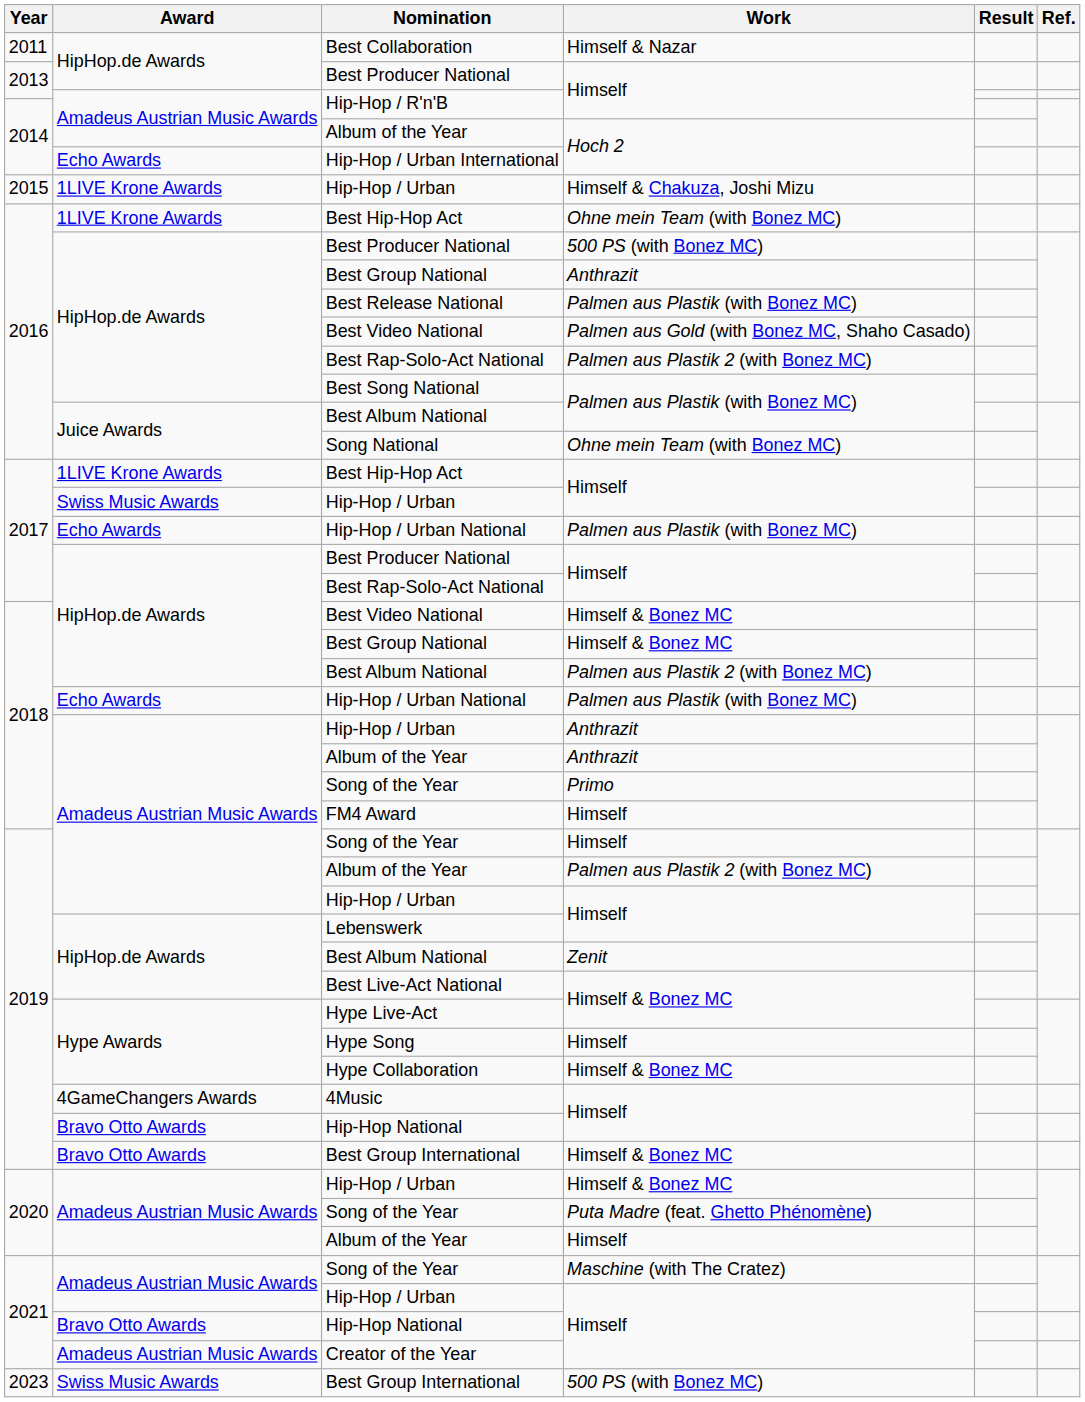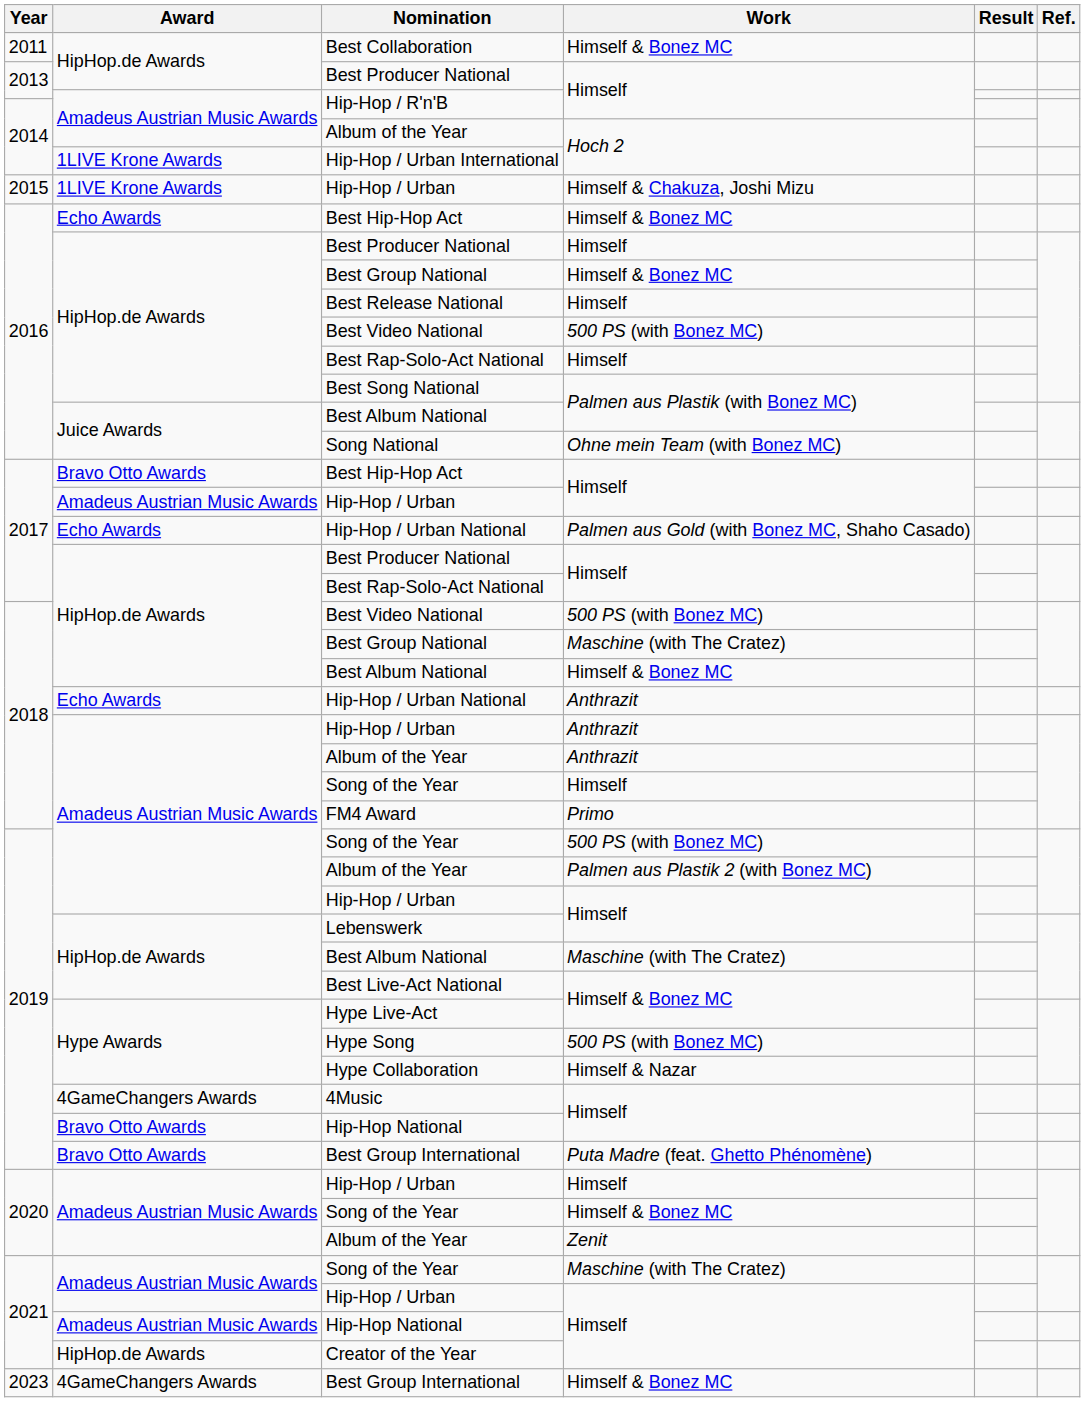(632, 47) Himself & Nazar -> (650, 47) Himself & Bonez MC
(109, 160) Echo Awards -> (139, 160) 1LIVE Krone Awards
(139, 217) 1LIVE Krone Awards -> (109, 217) Echo Awards
(704, 217) Ohne mein Team (with Bonez MC) -> (650, 217) Himself & Bonez MC
(665, 246) 500 PS (with Bonez MC) -> (597, 246) Himself
(602, 274) Anthrazit -> (650, 274) Himself & Bonez MC
(712, 302) Palmen aus Plastik (with Bonez MC) -> (597, 302) Himself
(769, 331) Palmen aus Gold (with Bonez MC, Shaho Casado) -> (665, 331) 500 PS (with Bonez MC)
(719, 359) Palmen aus Plastik 2 (with Bonez MC) -> (597, 359) Himself
(139, 473) 1LIVE Krone Awards -> (131, 473) Bravo Otto Awards
(138, 501) Swiss Music Awards -> (187, 501) Amadeus Austrian Music Awards
(712, 530) Palmen aus Plastik (with Bonez MC) -> (769, 530) Palmen aus Gold (with Bonez MC, Shaho Casado)
(650, 615) Himself & Bonez MC -> (665, 615) 500 PS (with Bonez MC)
(650, 643) Himself & Bonez MC -> (676, 643) Maschine (with The Cratez)
(719, 672) Palmen aus Plastik 2 (with Bonez MC) -> (650, 672) Himself & Bonez MC
(712, 700) Palmen aus Plastik (with Bonez MC) -> (602, 700) Anthrazit
(590, 786) Primo -> (597, 786) Himself
(597, 814) Himself -> (590, 814) Primo
(597, 842) Himself -> (665, 842) 500 PS (with Bonez MC)
(587, 956) Zenit -> (676, 956) Maschine (with The Cratez)
(597, 1041) Himself -> (665, 1041) 500 PS (with Bonez MC)
(650, 1070) Himself & Bonez MC -> (632, 1070) Himself & Nazar
(650, 1155) Himself & Bonez MC -> (719, 1155) Puta Madre (feat. Ghetto Phénomène)
(650, 1183) Himself & Bonez MC -> (597, 1183) Himself
(719, 1212) Puta Madre (feat. Ghetto Phénomène) -> (650, 1212) Himself & Bonez MC
(597, 1240) Himself -> (587, 1240) Zenit
(131, 1326) Bravo Otto Awards -> (187, 1326) Amadeus Austrian Music Awards
(187, 1354) Amadeus Austrian Music Awards -> (131, 1354) HipHop.de Awards
(138, 1382) Swiss Music Awards -> (157, 1382) 4GameChangers Awards
(665, 1382) 500 PS (with Bonez MC) -> (650, 1382) Himself & Bonez MC
